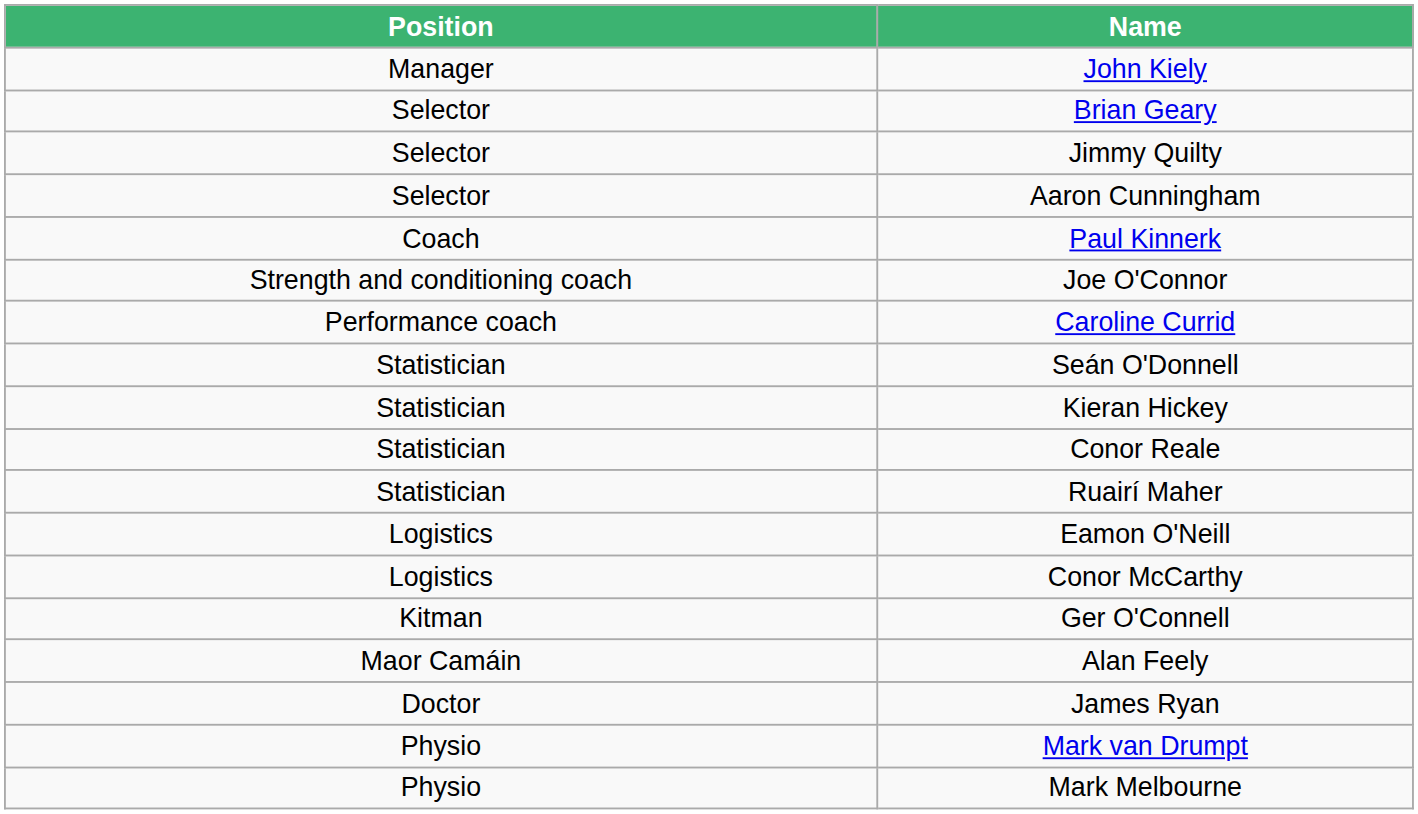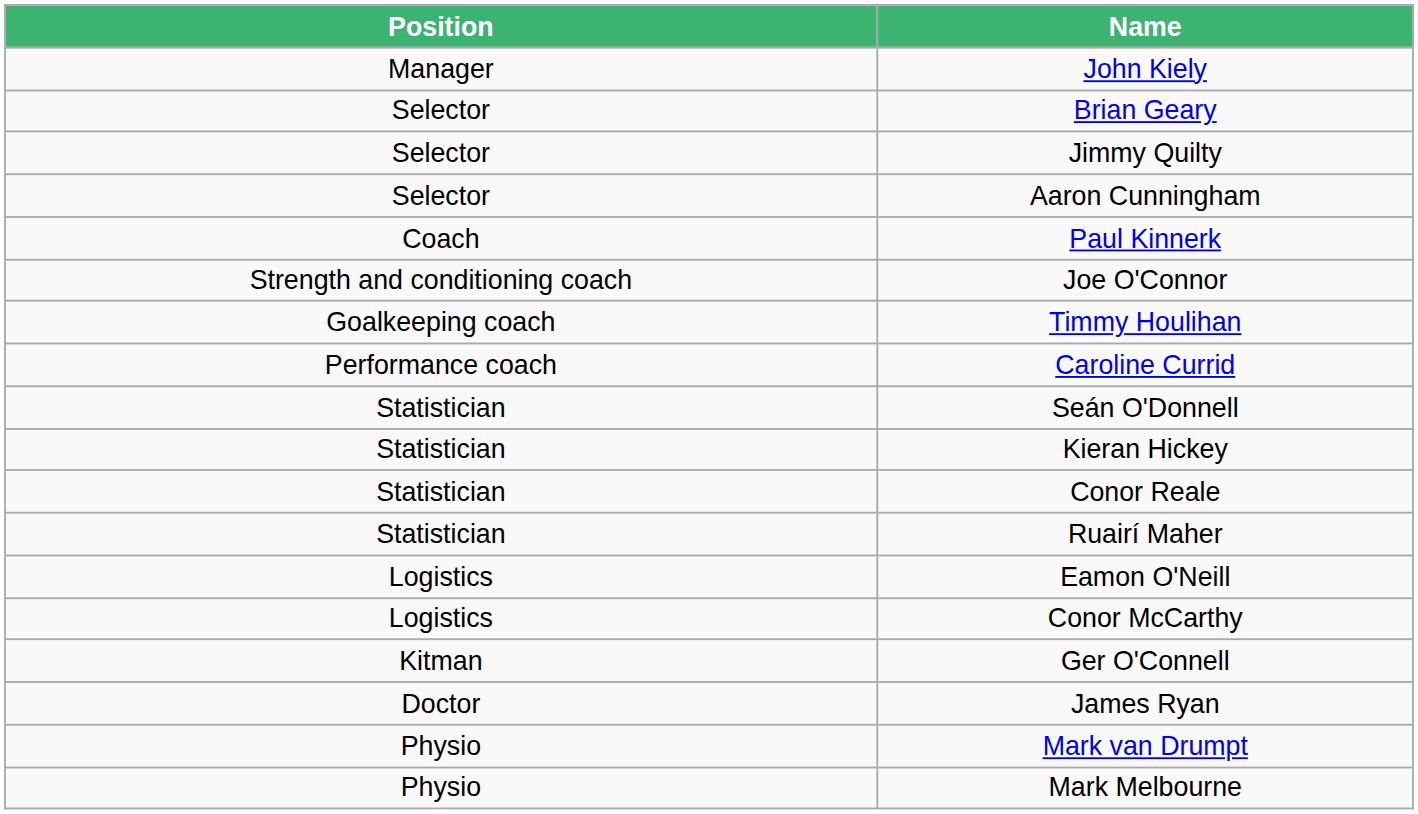+ row: (1145, 323)
- row: (1145, 661)
